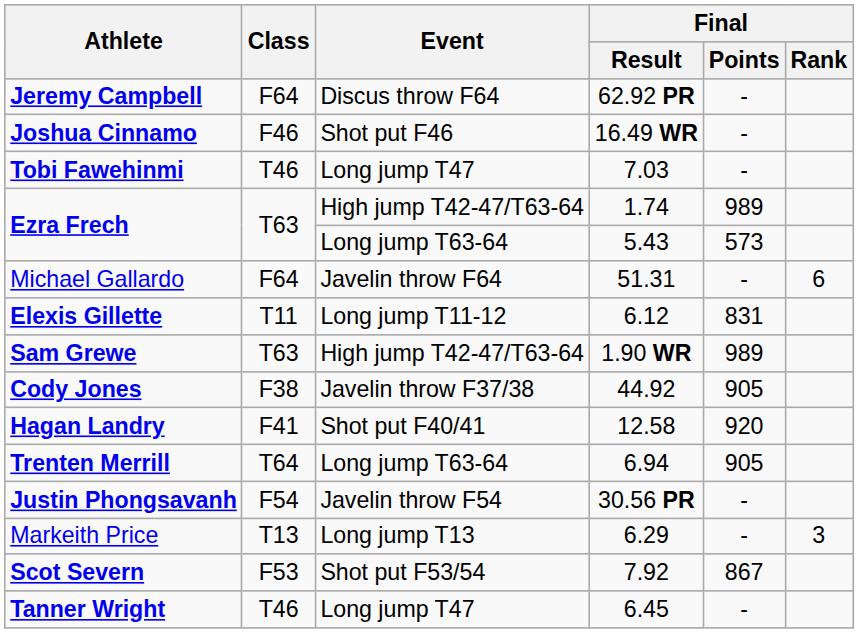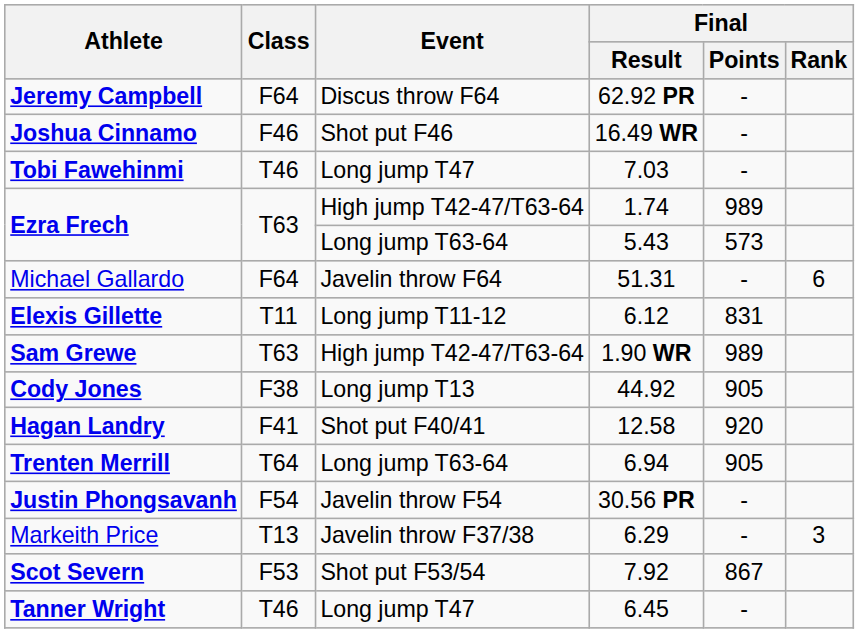(427, 390) Javelin throw F37/38 -> (397, 390) Long jump T13
(397, 536) Long jump T13 -> (427, 536) Javelin throw F37/38
